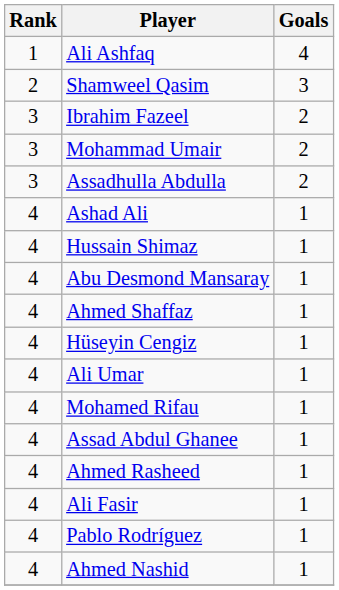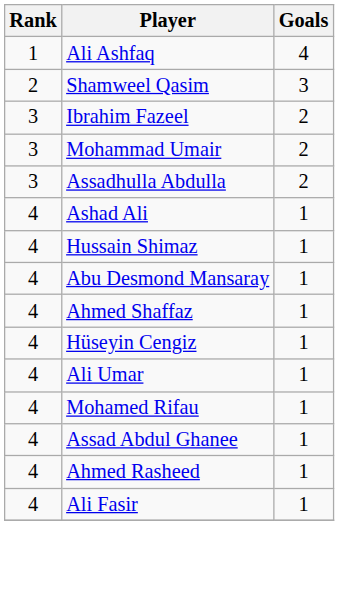- row: (134, 536)
- row: (127, 568)
